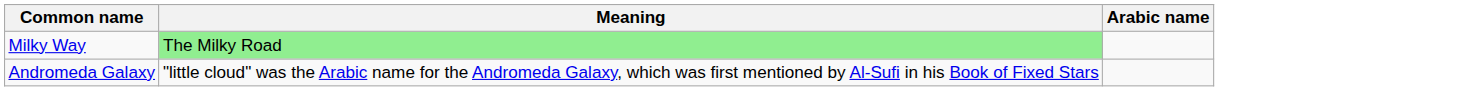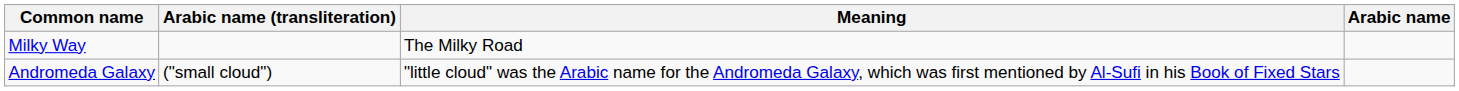+ column: (279, 18)
(222, 45) lightgreen background -> (463, 45) no background
